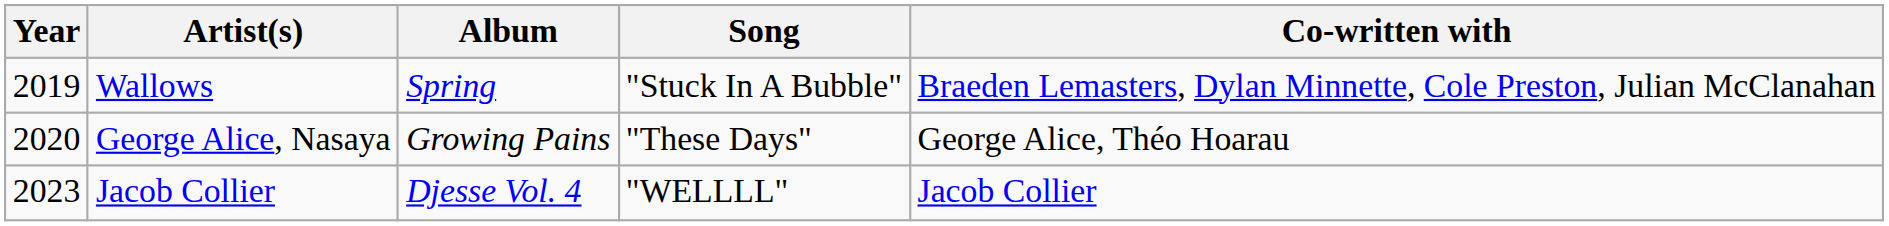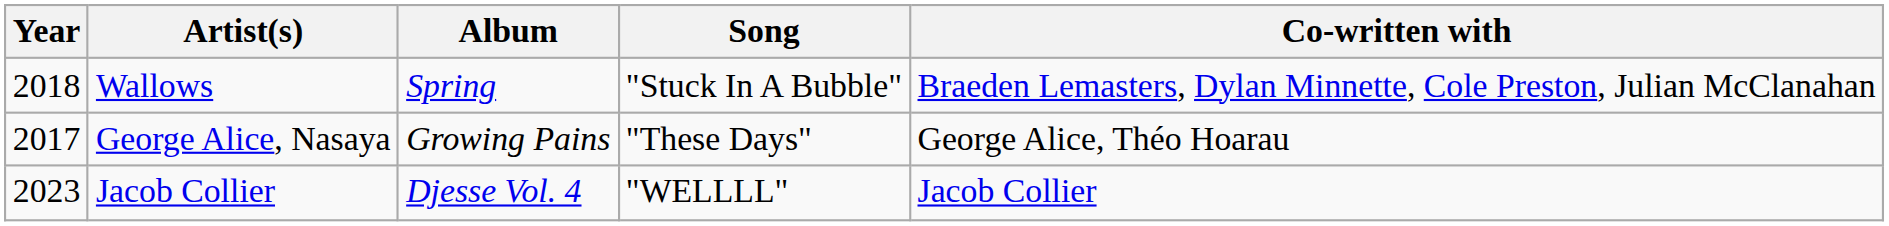(47, 84) 2019 -> (47, 84) 2018
(47, 138) 2020 -> (47, 138) 2017
